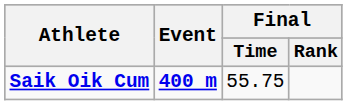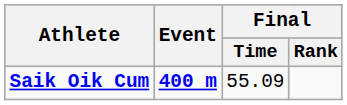(255, 82) 55.75 -> (255, 82) 55.09
